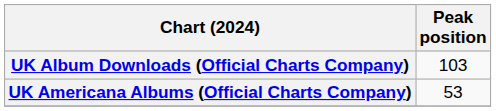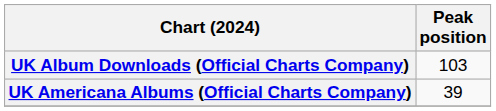(453, 92) 53 -> (453, 92) 39
